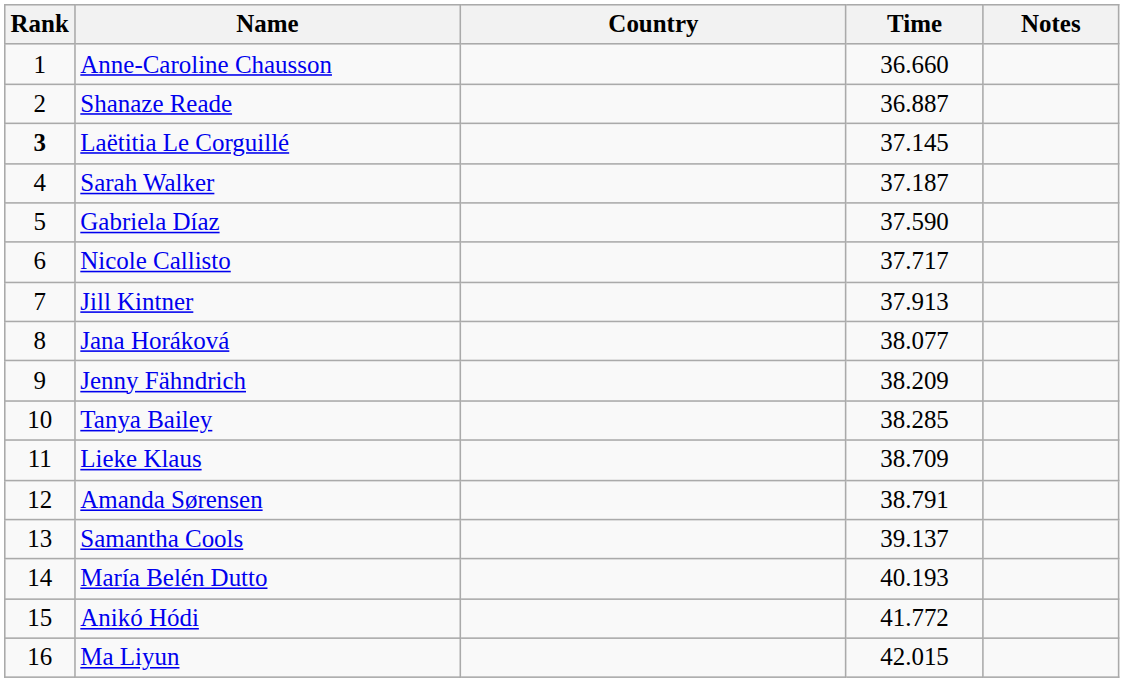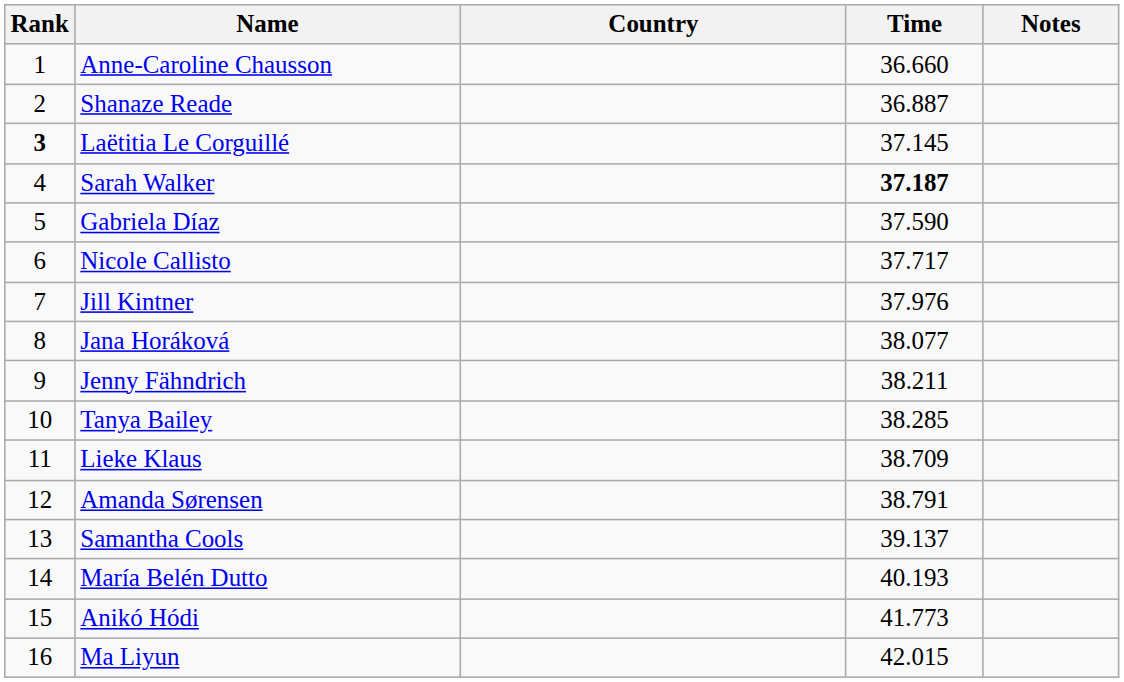(915, 182) normal -> (915, 182) bold
(915, 301) 37.913 -> (915, 301) 37.976
(915, 380) 38.209 -> (915, 380) 38.211
(915, 618) 41.772 -> (915, 618) 41.773
